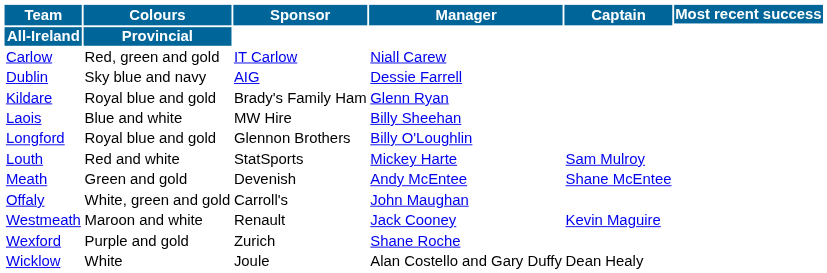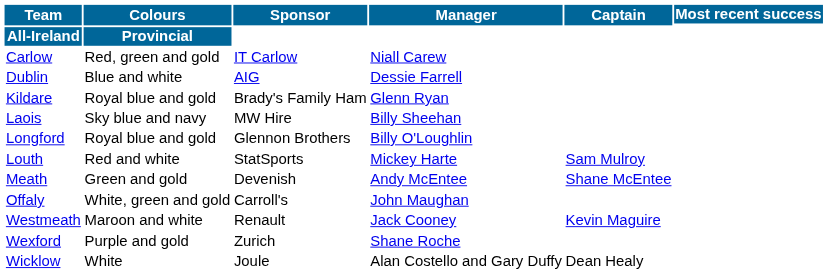(145, 77) Sky blue and navy -> (133, 77) Blue and white
(133, 118) Blue and white -> (145, 118) Sky blue and navy
